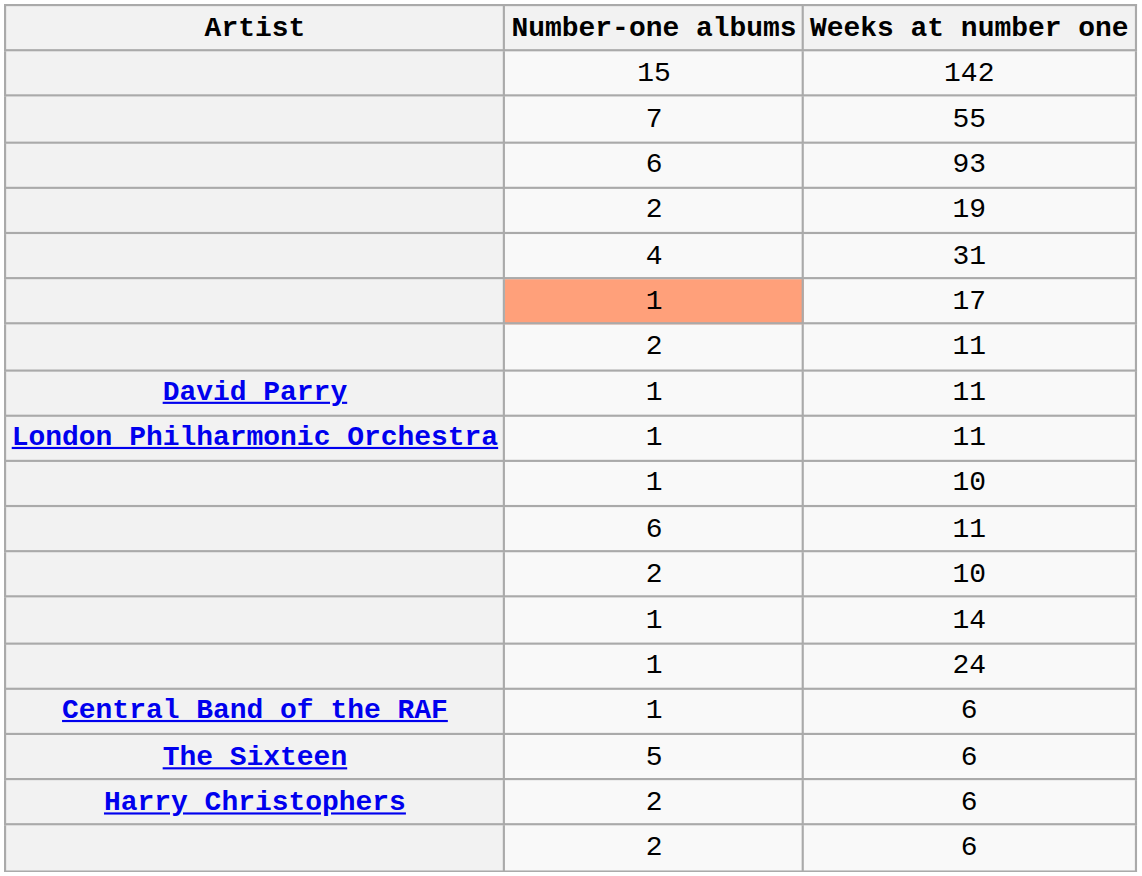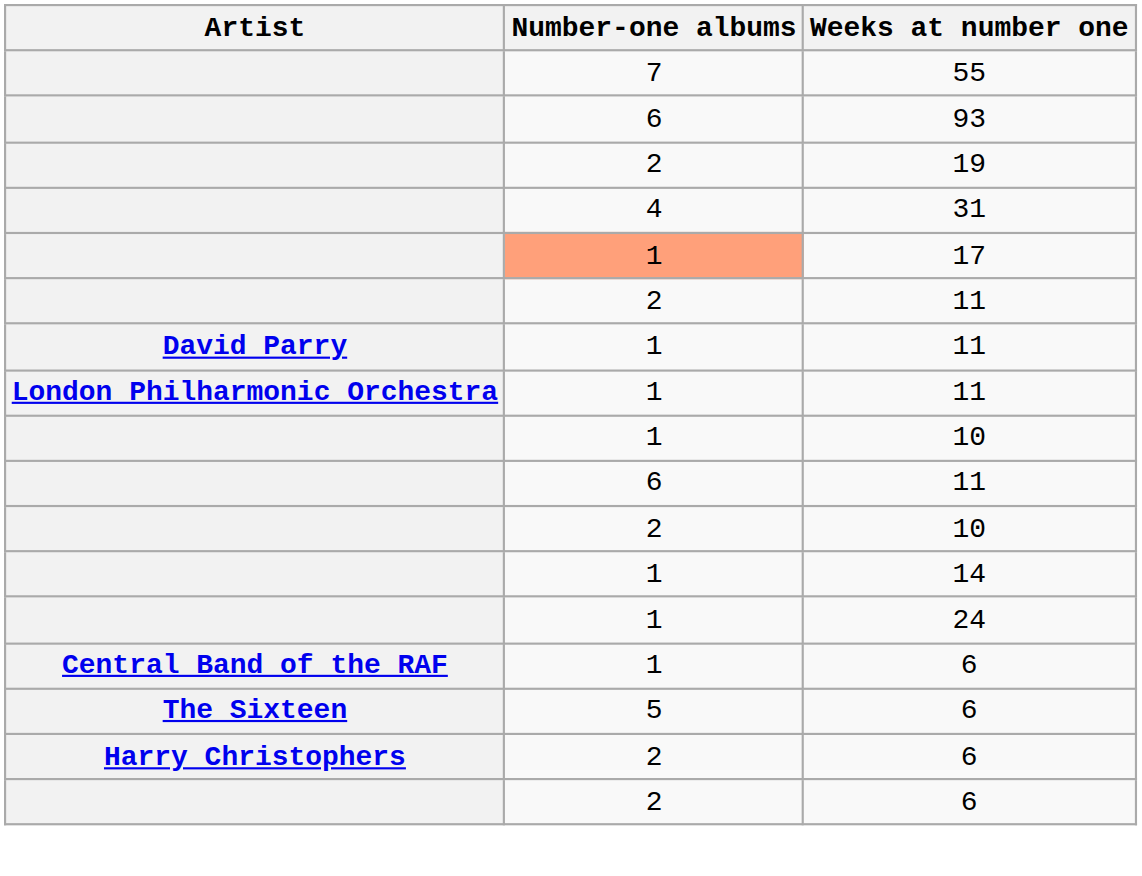- row: (255, 73)
